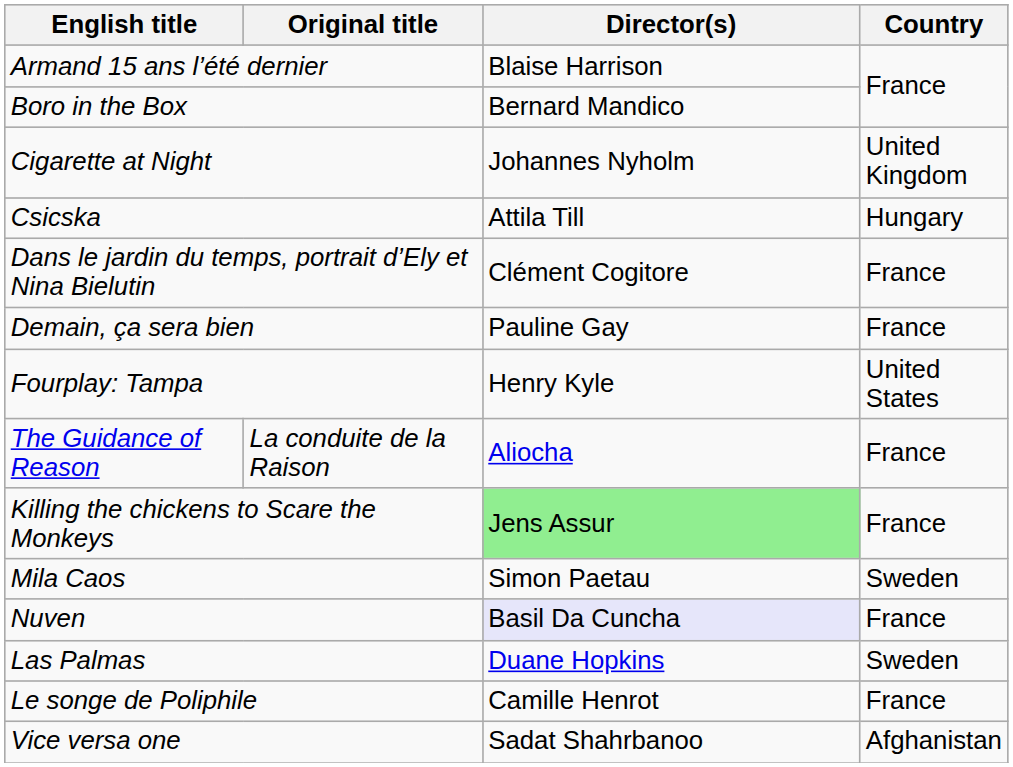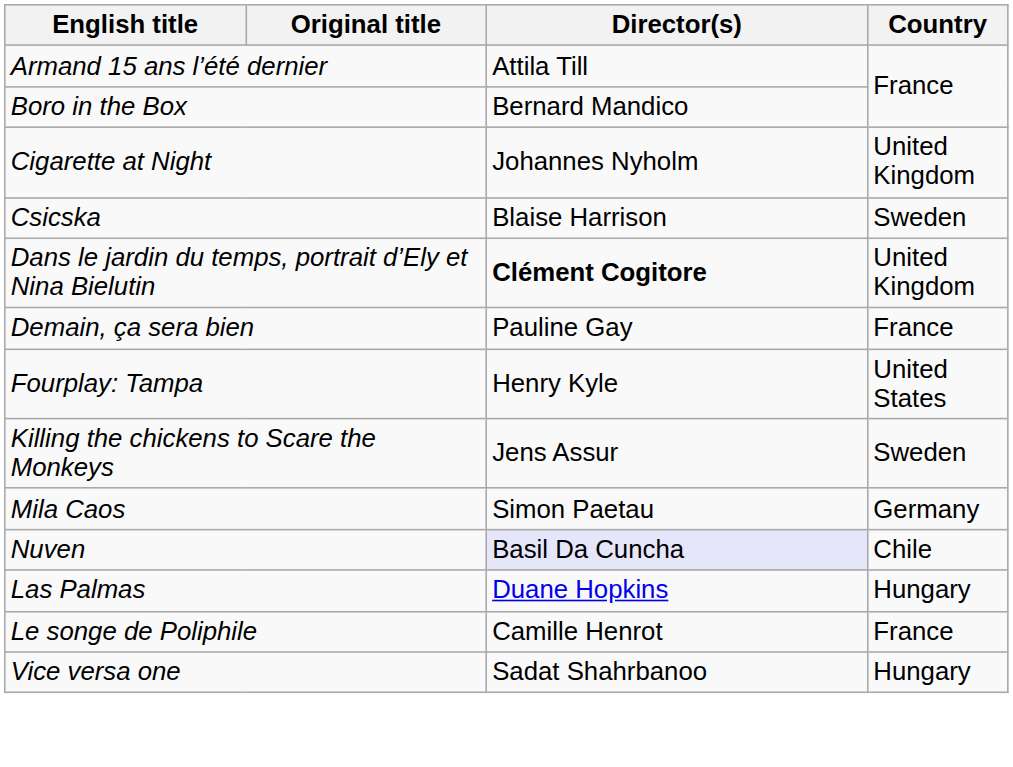(576, 65) Blaise Harrison -> (540, 65) Attila Till
(536, 217) Attila Till -> (580, 217) Blaise Harrison
(914, 217) Hungary -> (920, 217) Sweden
(588, 272) normal -> (600, 272) bold
(906, 272) France -> (924, 272) United Kingdom
- row: (106, 453)
(551, 523) lightgreen background -> (555, 453) no background
(906, 523) France -> (920, 453) Sweden
(912, 578) Sweden -> (926, 508) Germany
(906, 619) France -> (903, 549) Chile
(912, 660) Sweden -> (922, 590) Hungary
(934, 741) Afghanistan -> (922, 671) Hungary
